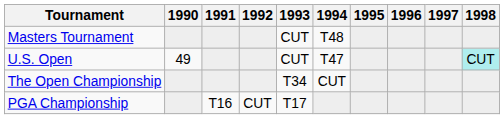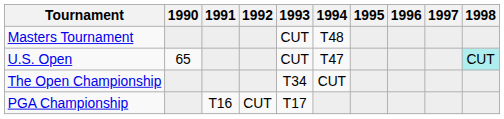(183, 59) 49 -> (183, 59) 65
